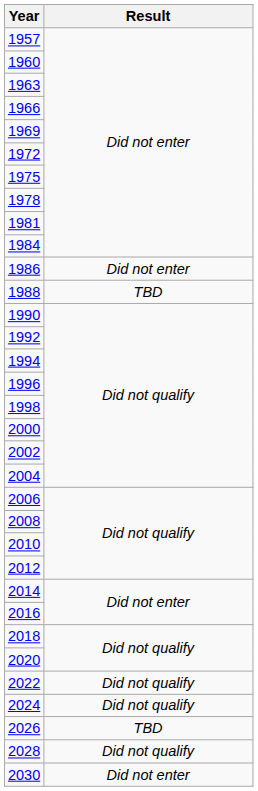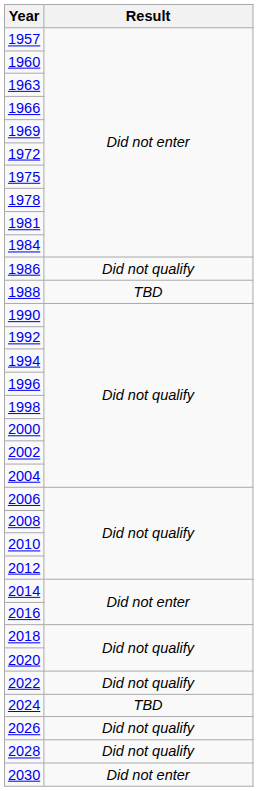(148, 269) Did not enter -> (148, 269) Did not qualify
(148, 706) Did not qualify -> (148, 706) TBD
(148, 729) TBD -> (148, 729) Did not qualify
